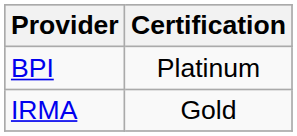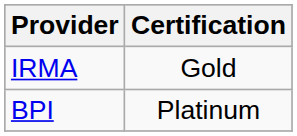rows swapped: (32, 67) <-> (44, 109)
